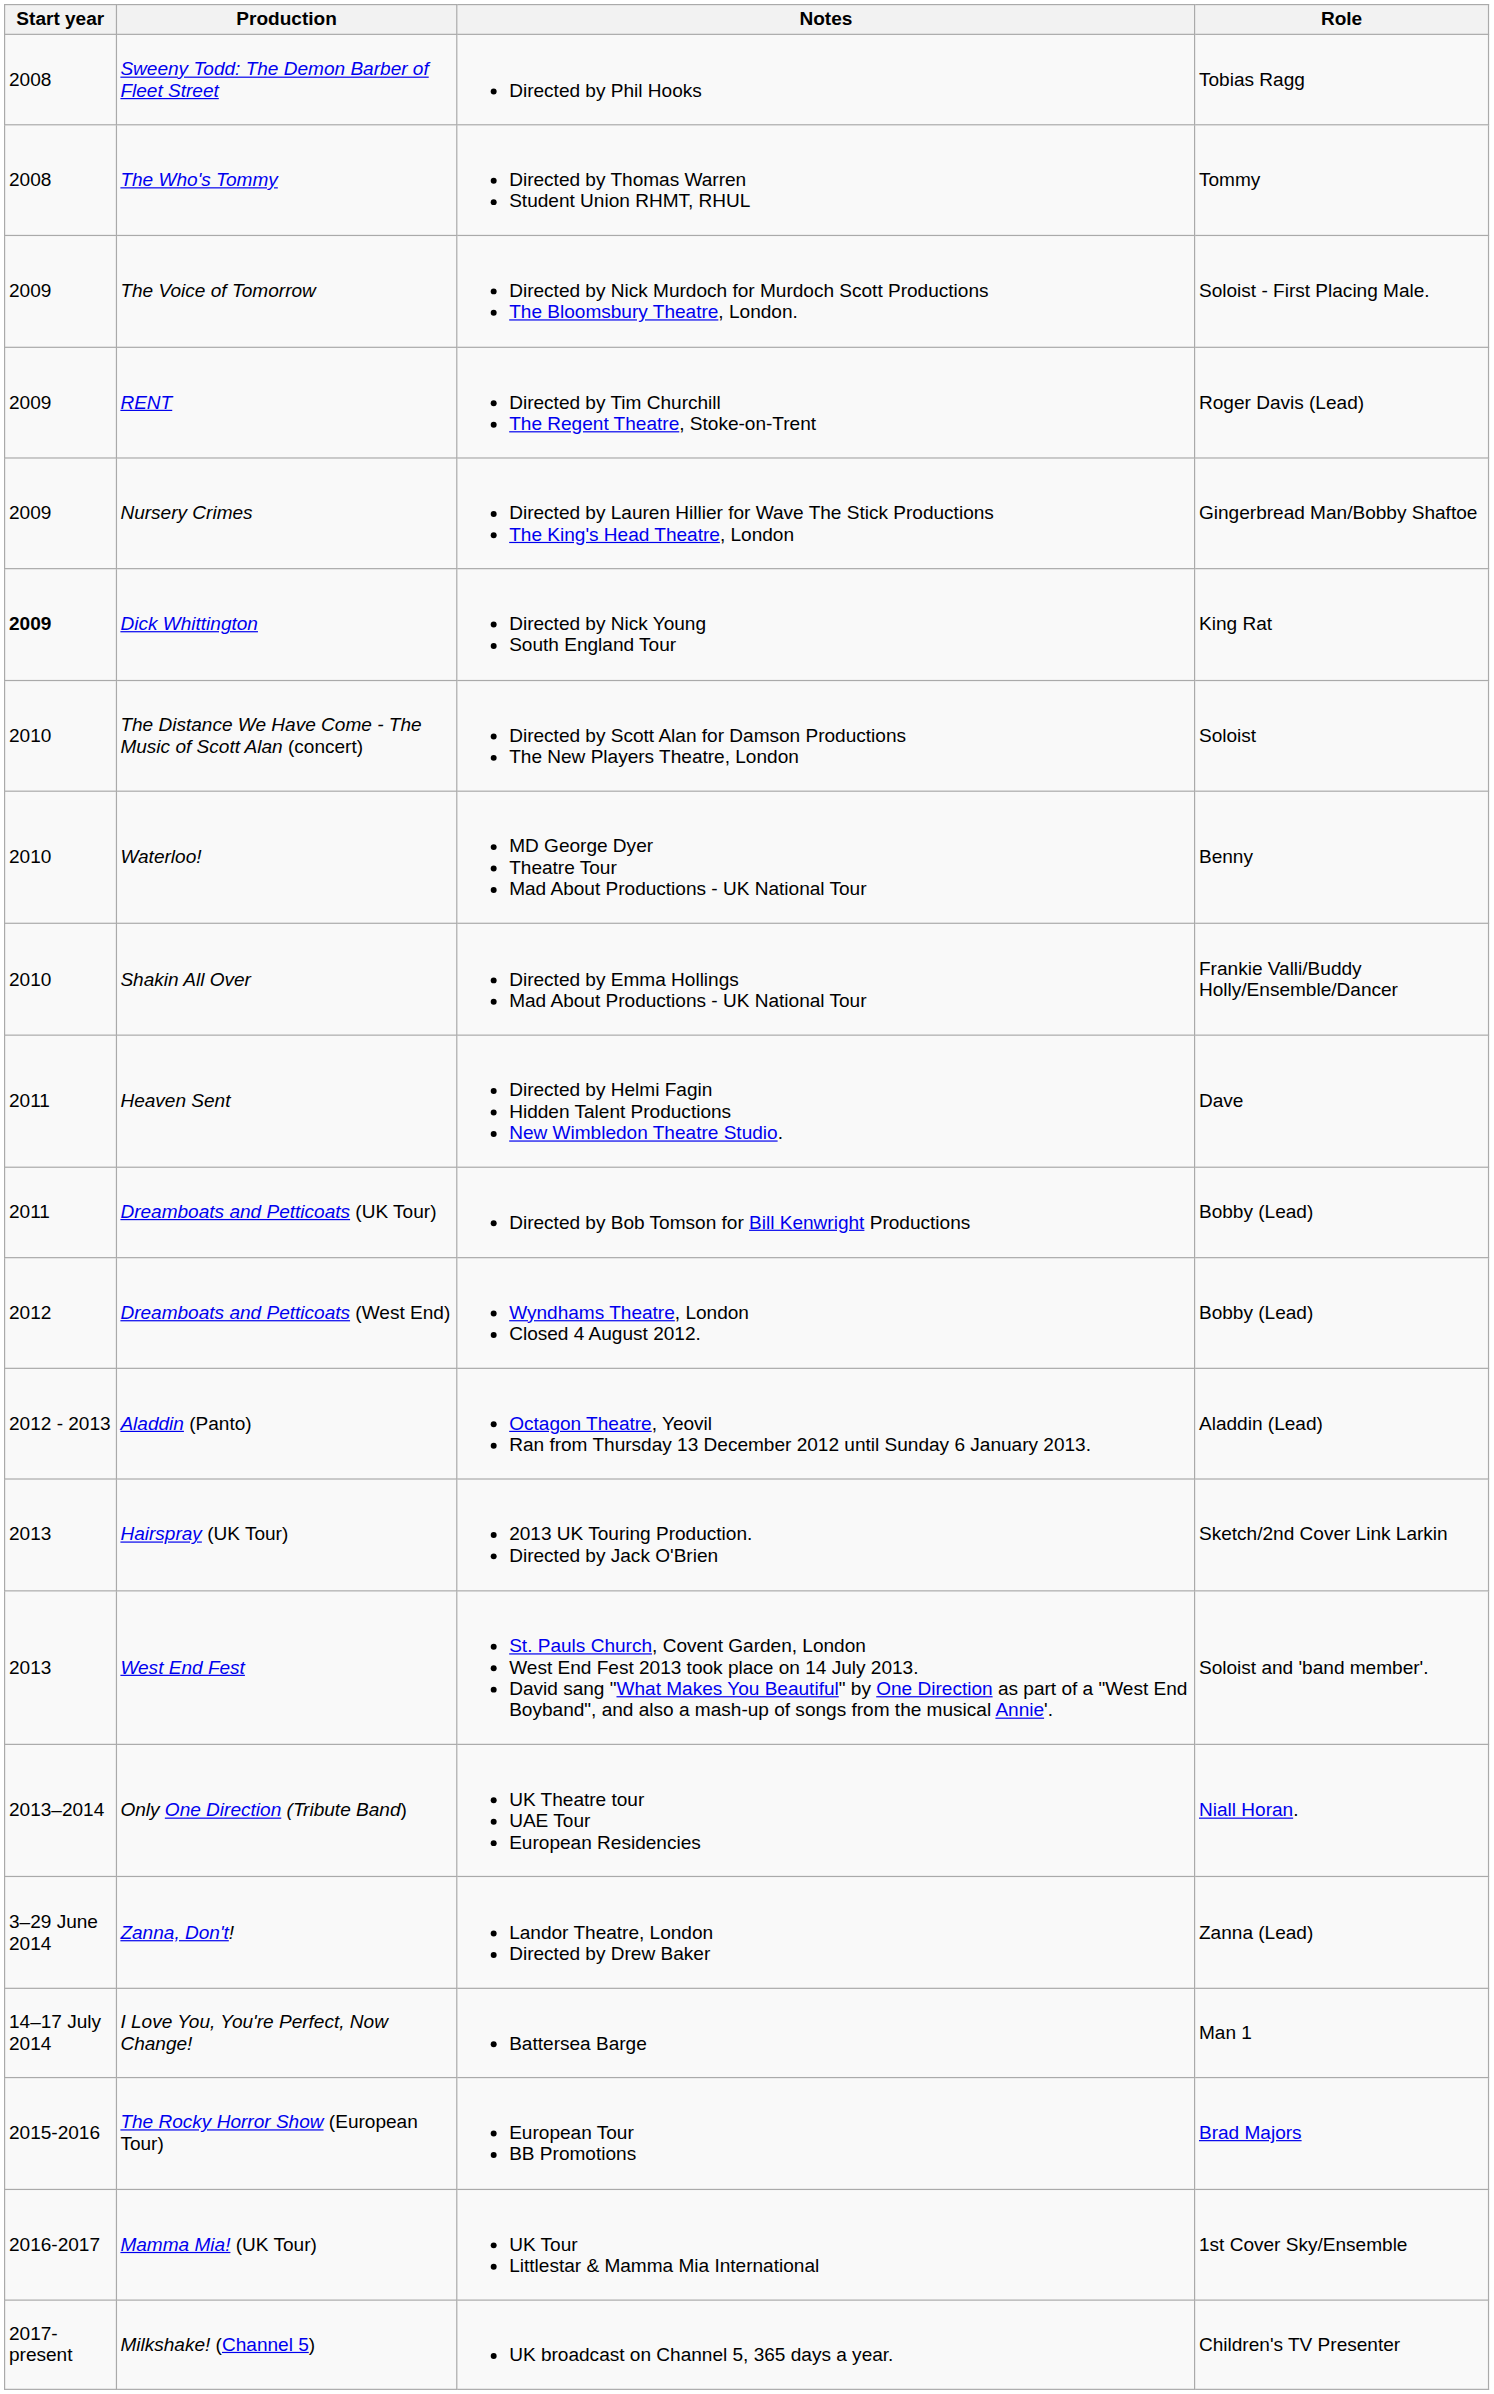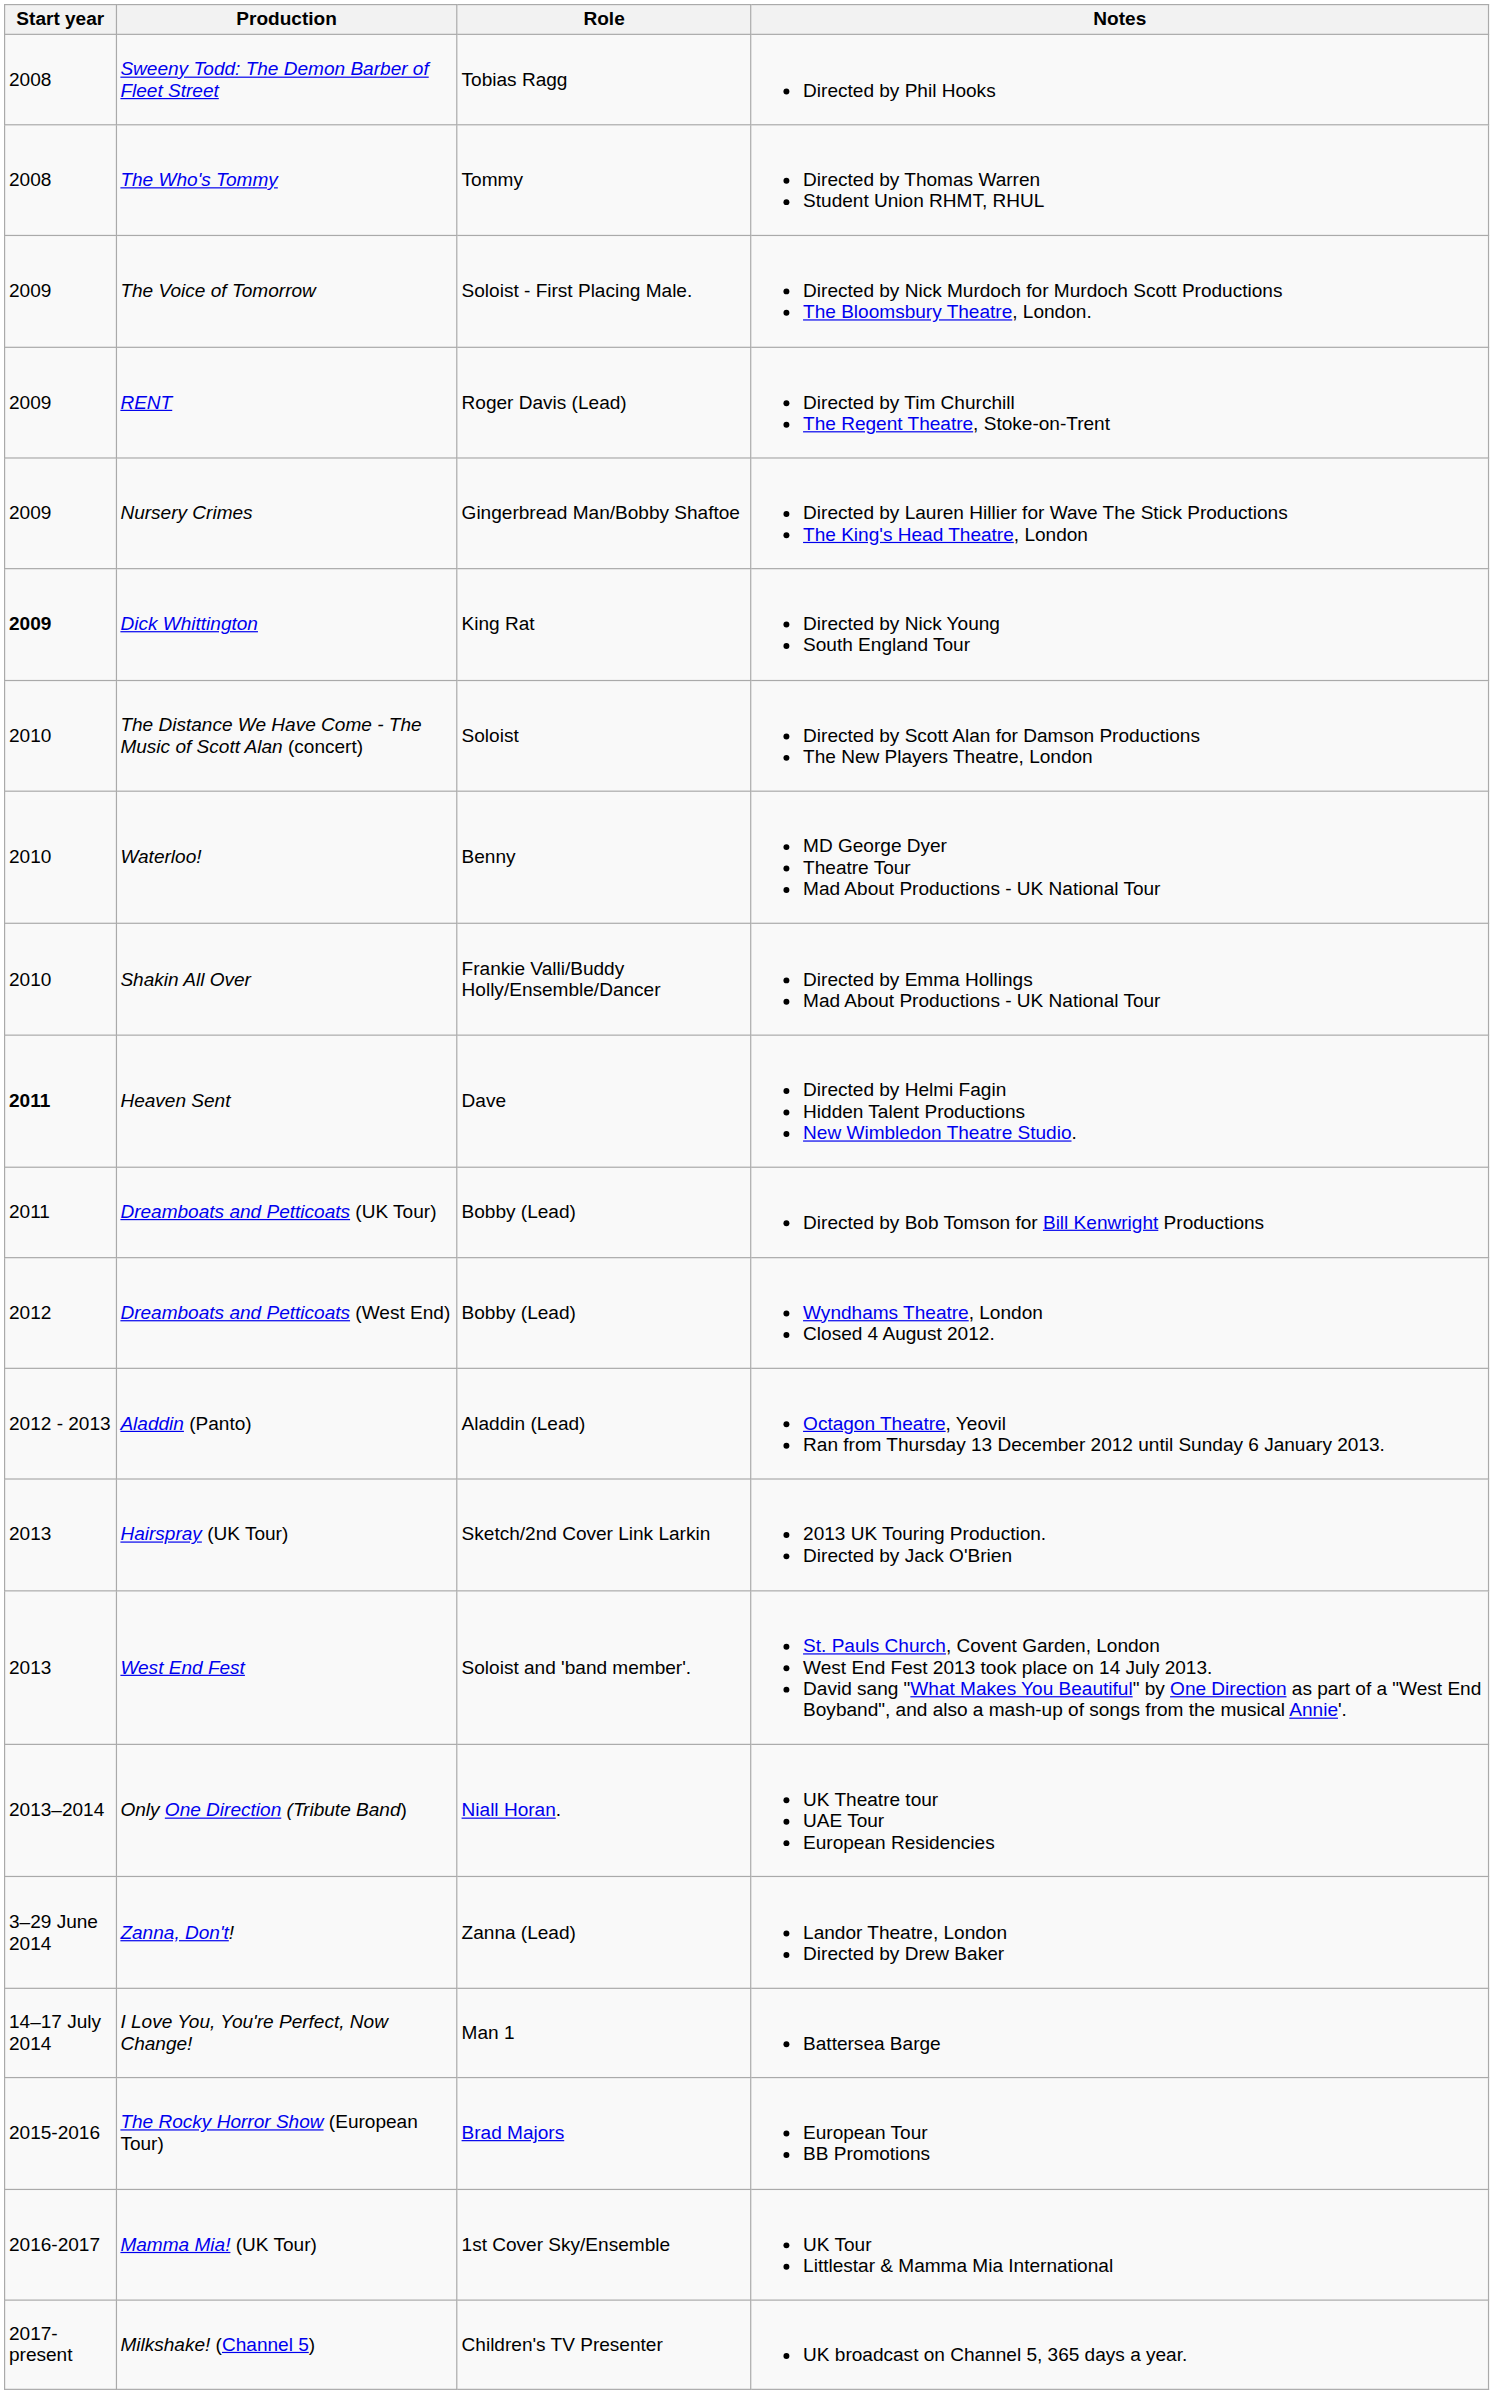columns swapped: (1342, 19) <-> (826, 19)
(29, 1101) normal -> (30, 1101) bold
